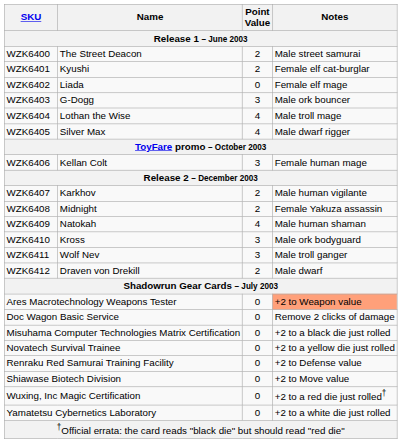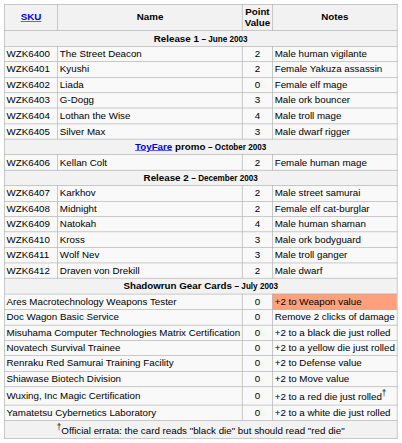(318, 54) Male street samurai -> (321, 54) Male human vigilante
(322, 69) Female elf cat-burglar -> (328, 69) Female Yakuza assassin
(257, 131) 4 -> (257, 131) 3
(257, 162) 3 -> (257, 162) 2
(321, 193) Male human vigilante -> (318, 193) Male street samurai
(328, 208) Female Yakuza assassin -> (322, 208) Female elf cat-burglar
